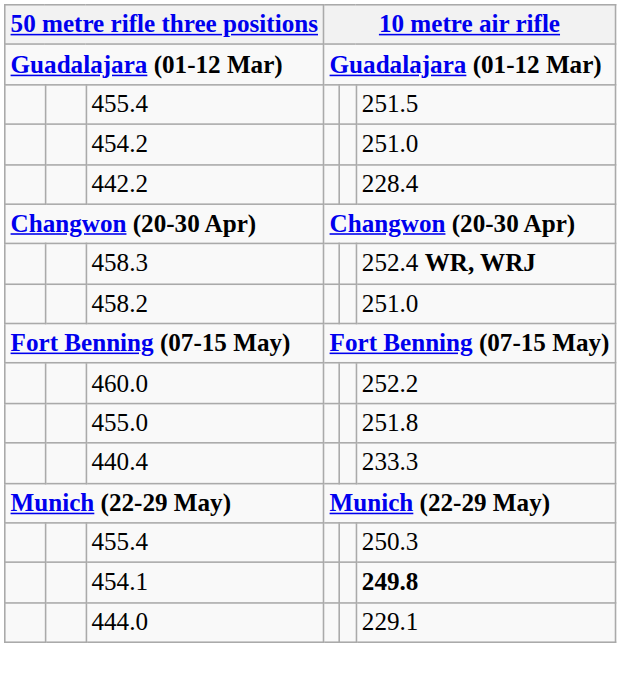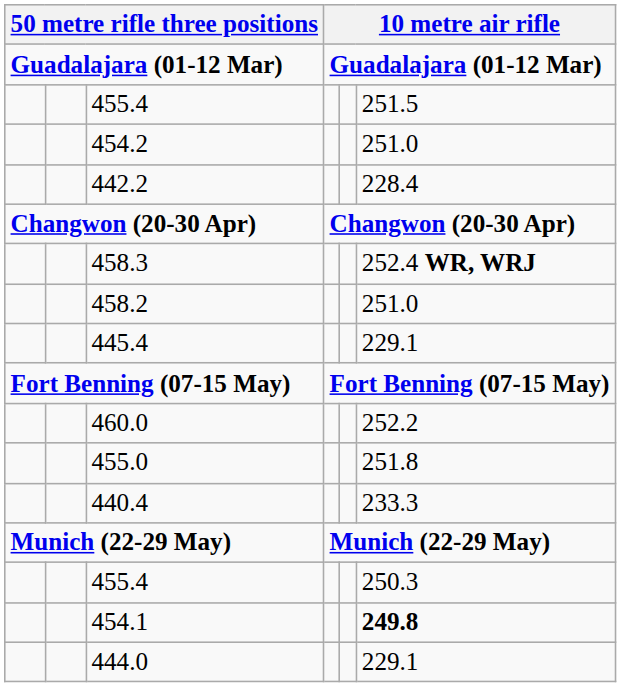+ row: (25, 343)
